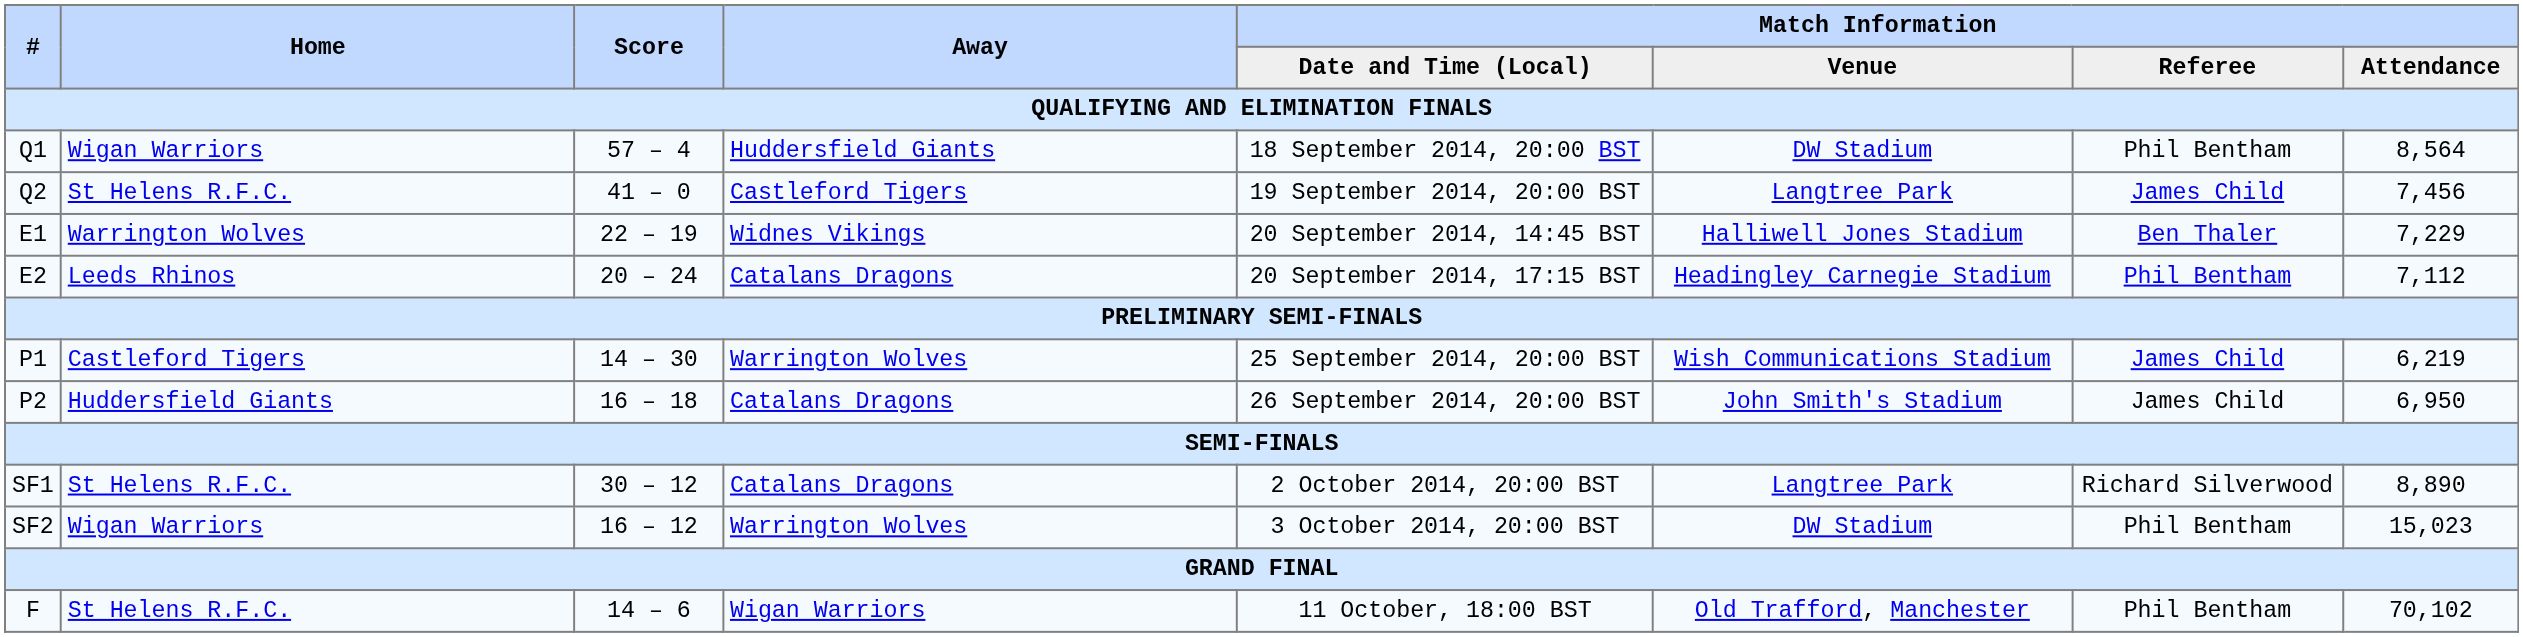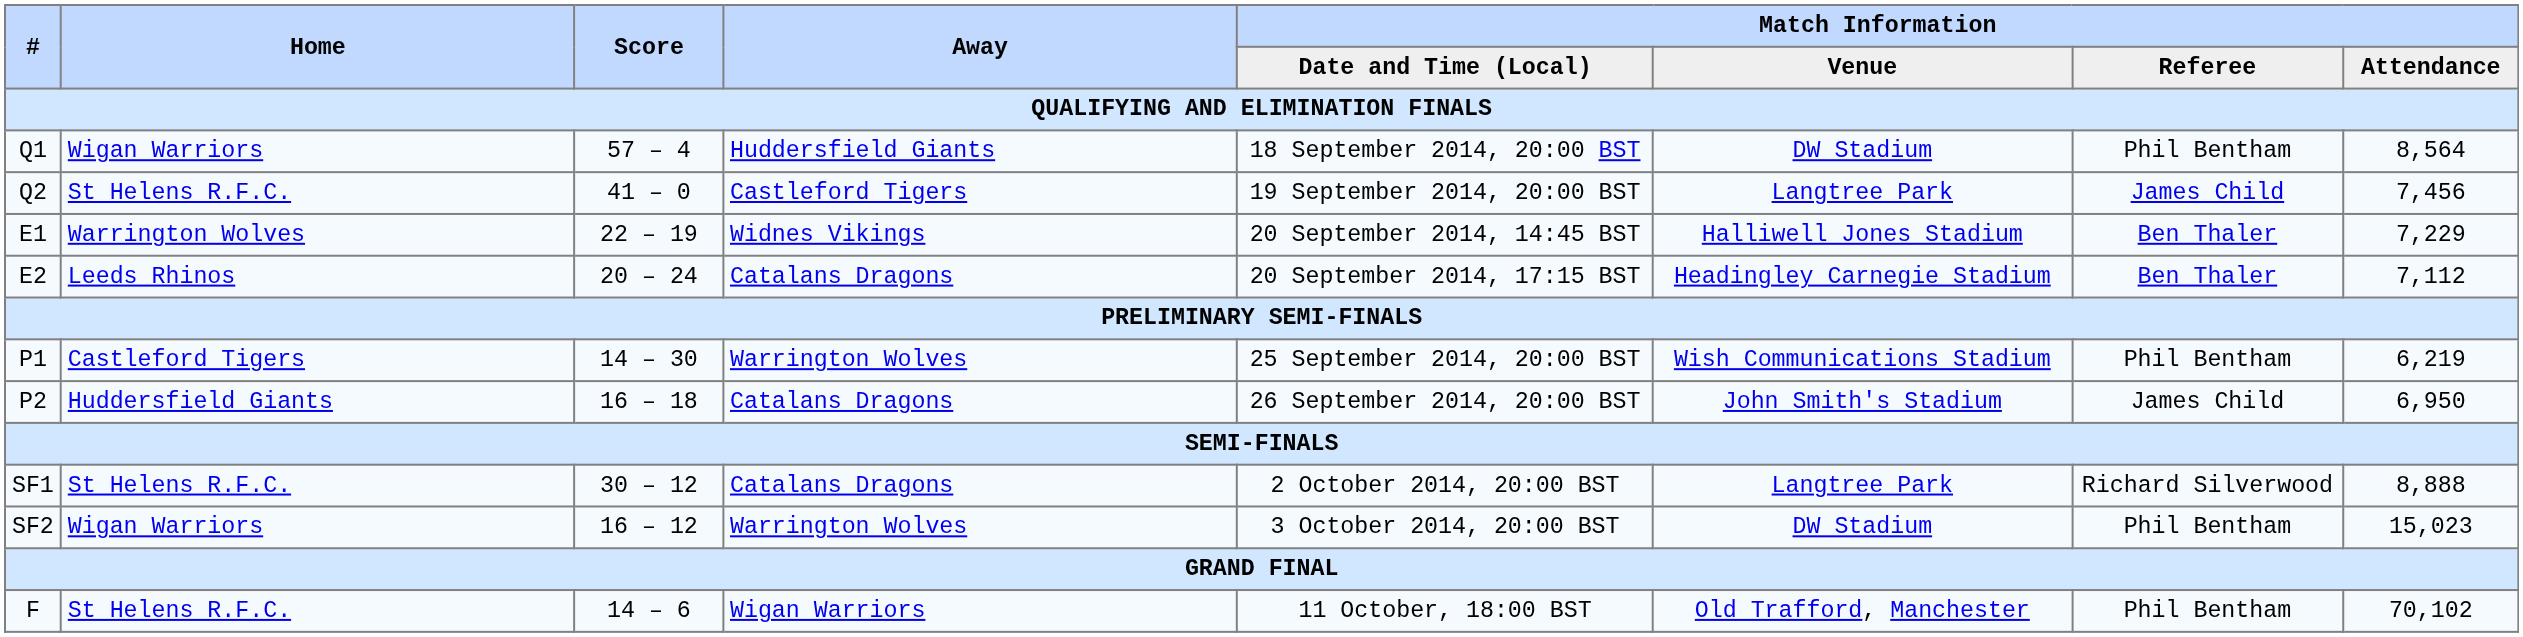(2207, 277) Phil Bentham -> (2207, 277) Ben Thaler
(2207, 360) James Child -> (2207, 360) Phil Bentham
(2431, 486) 8,890 -> (2431, 486) 8,888
